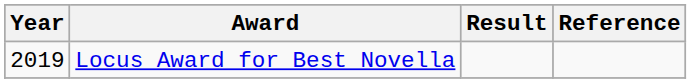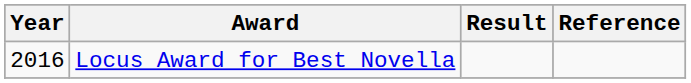(37, 60) 2019 -> (37, 60) 2016
